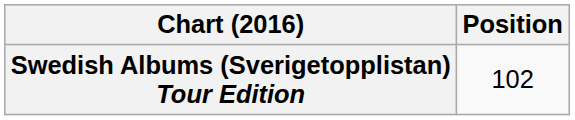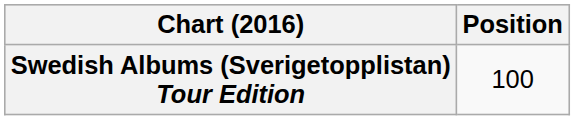(513, 79) 102 -> (513, 79) 100
